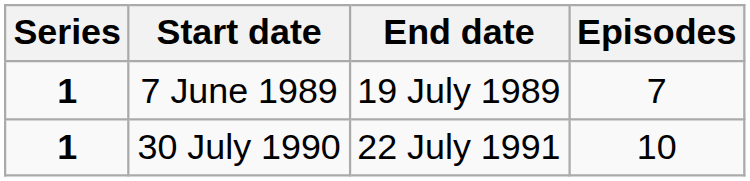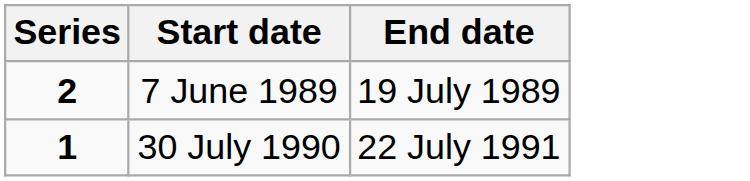- column: (657, 32)
(67, 89) 1 -> (67, 89) 2
